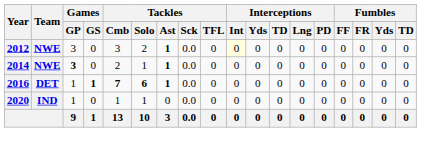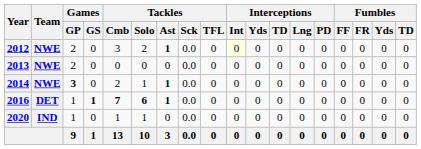(73, 48) 3 -> (73, 48) 2
+ row: (18, 65)
